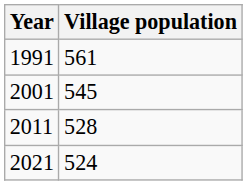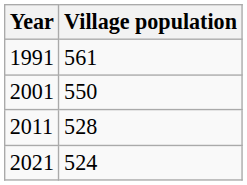(81, 92) 545 -> (81, 92) 550
